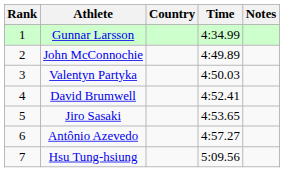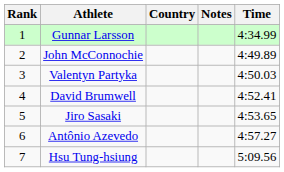columns swapped: (220, 14) <-> (261, 14)
